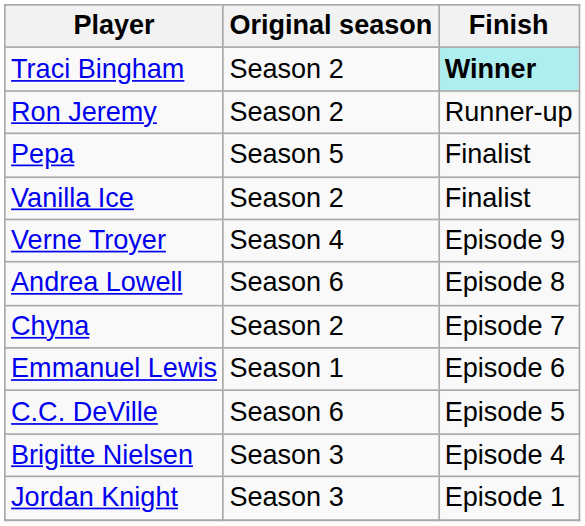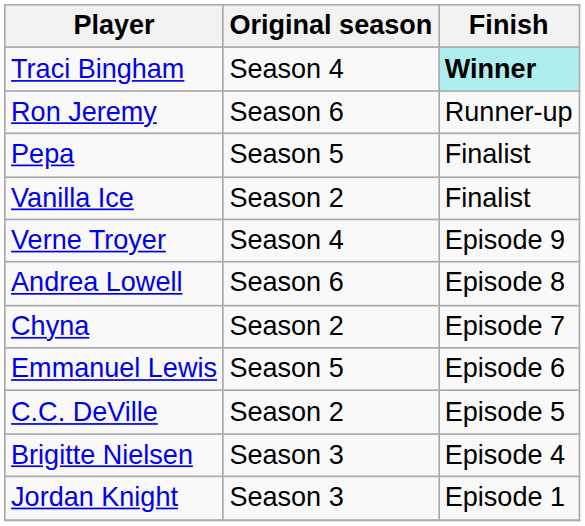(287, 68) Season 2 -> (287, 68) Season 4
(287, 111) Season 2 -> (287, 111) Season 6
(287, 369) Season 1 -> (287, 369) Season 5
(287, 411) Season 6 -> (287, 411) Season 2
